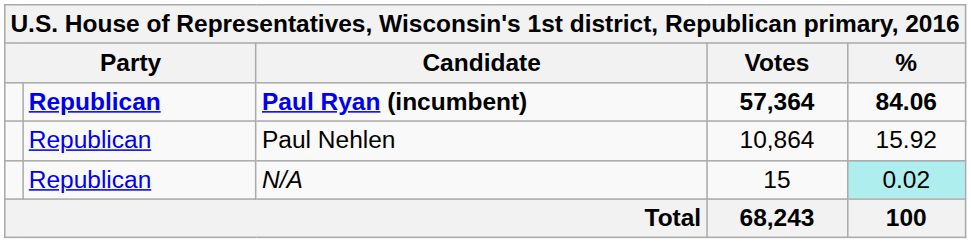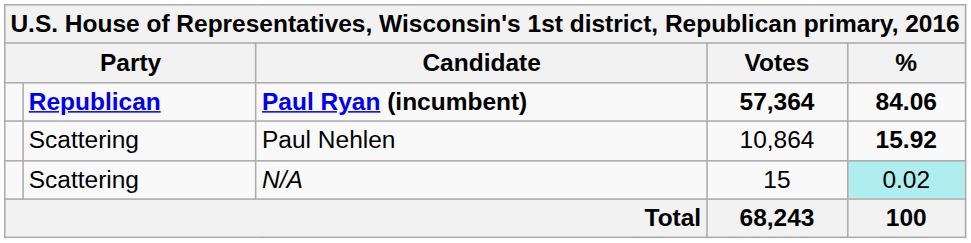(90, 140) Republican -> (84, 140) Scattering
(906, 140) normal -> (906, 140) bold
(90, 179) Republican -> (84, 179) Scattering
